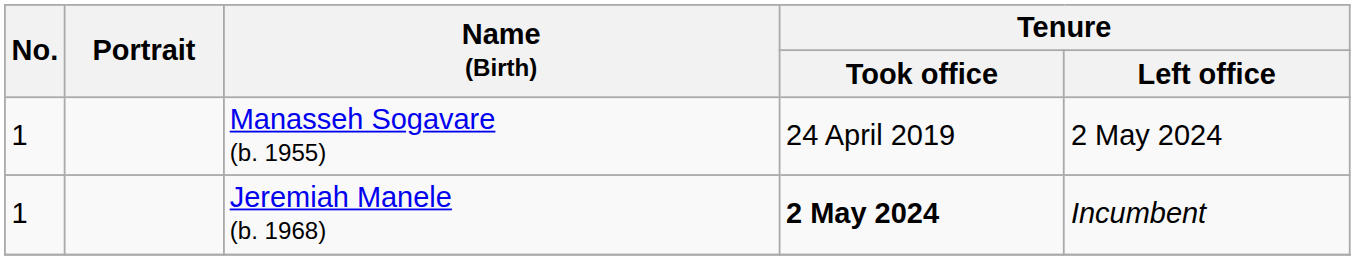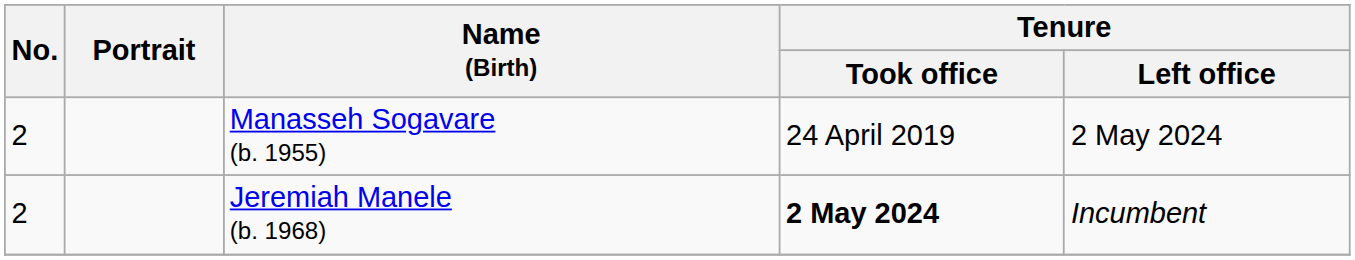(20, 135) 1 -> (20, 135) 2
(20, 214) 1 -> (20, 214) 2
